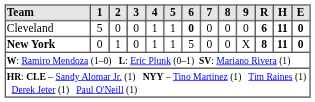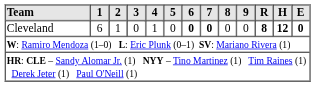(100, 28) 5 -> (100, 28) 6
(118, 28) 0 -> (118, 28) 1
(173, 28) 1 -> (173, 28) 0
(209, 28) normal -> (209, 28) bold
(264, 28) 6 -> (264, 28) 8
(282, 28) 11 -> (282, 28) 12
- row: (31, 44)
